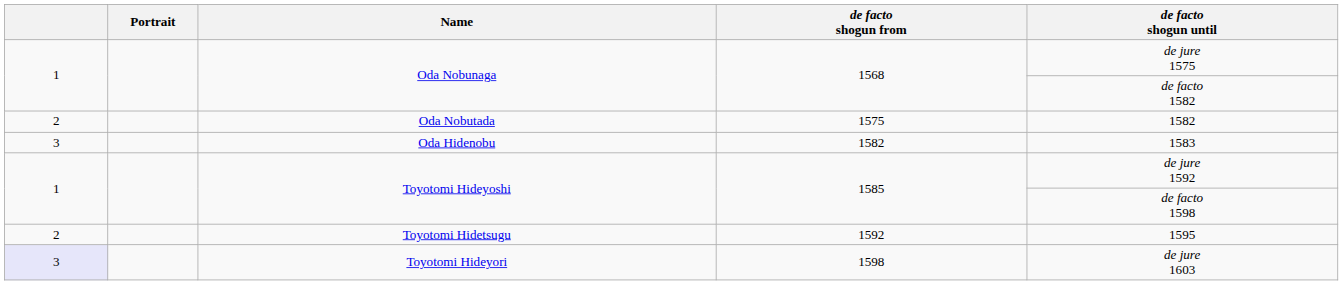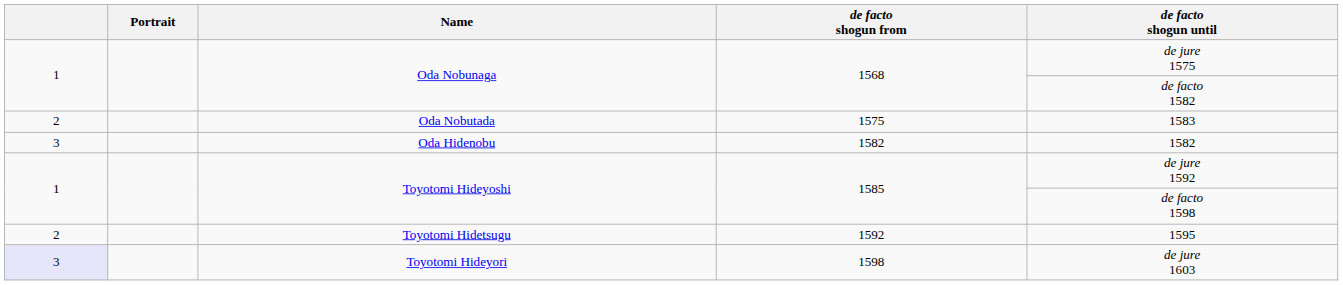(1182, 121) 1582 -> (1182, 121) 1583
(1182, 142) 1583 -> (1182, 142) 1582
